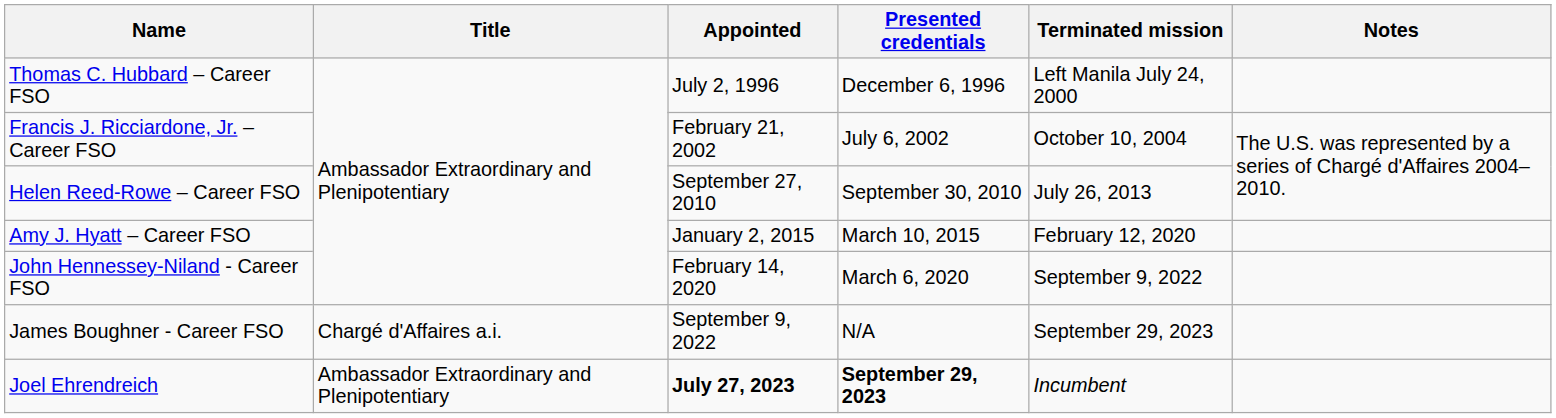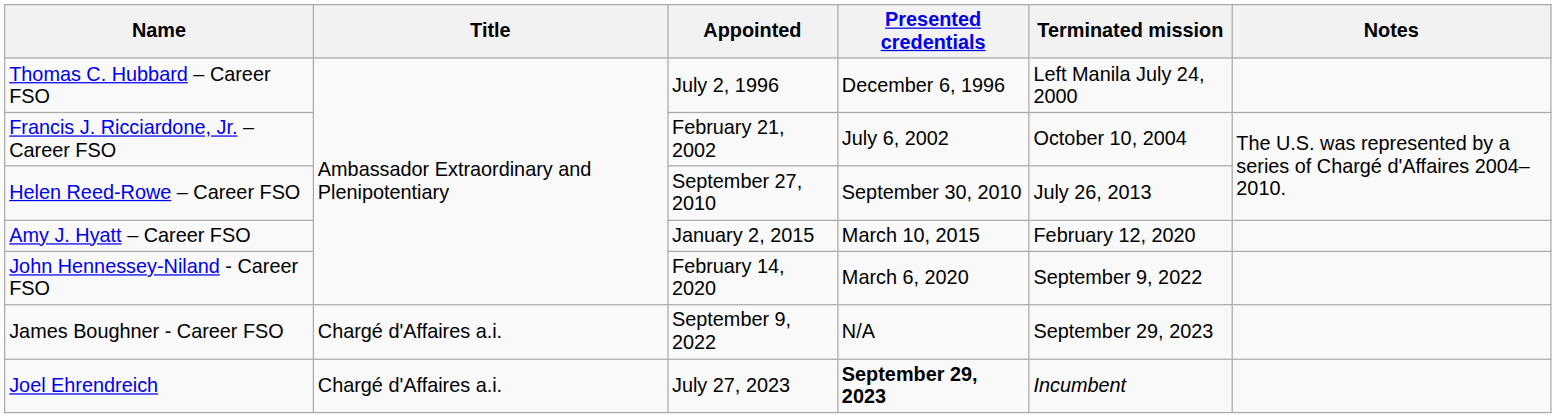(455, 385) Ambassador Extraordinary and Plenipotentiary -> (410, 385) Chargé d'Affaires a.i.
(733, 385) bold -> (731, 385) normal
